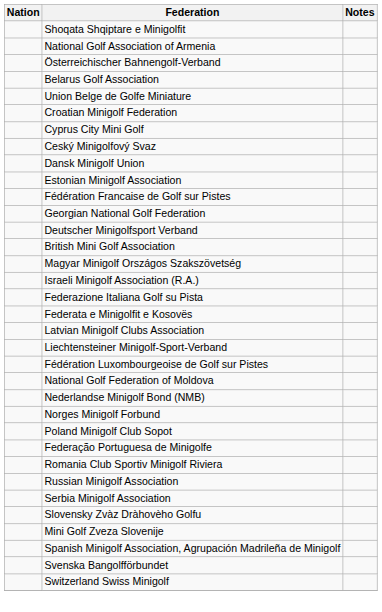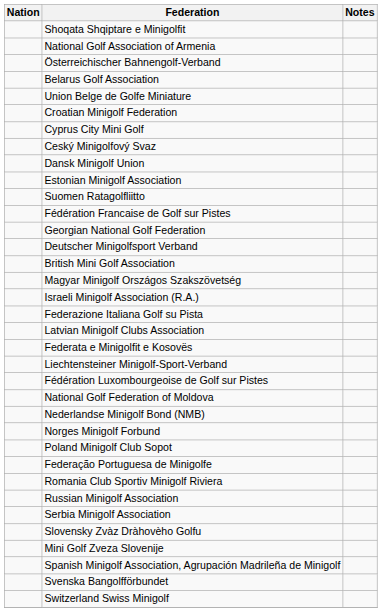+ row: (95, 197)
rows swapped: (118, 314) <-> (124, 331)
